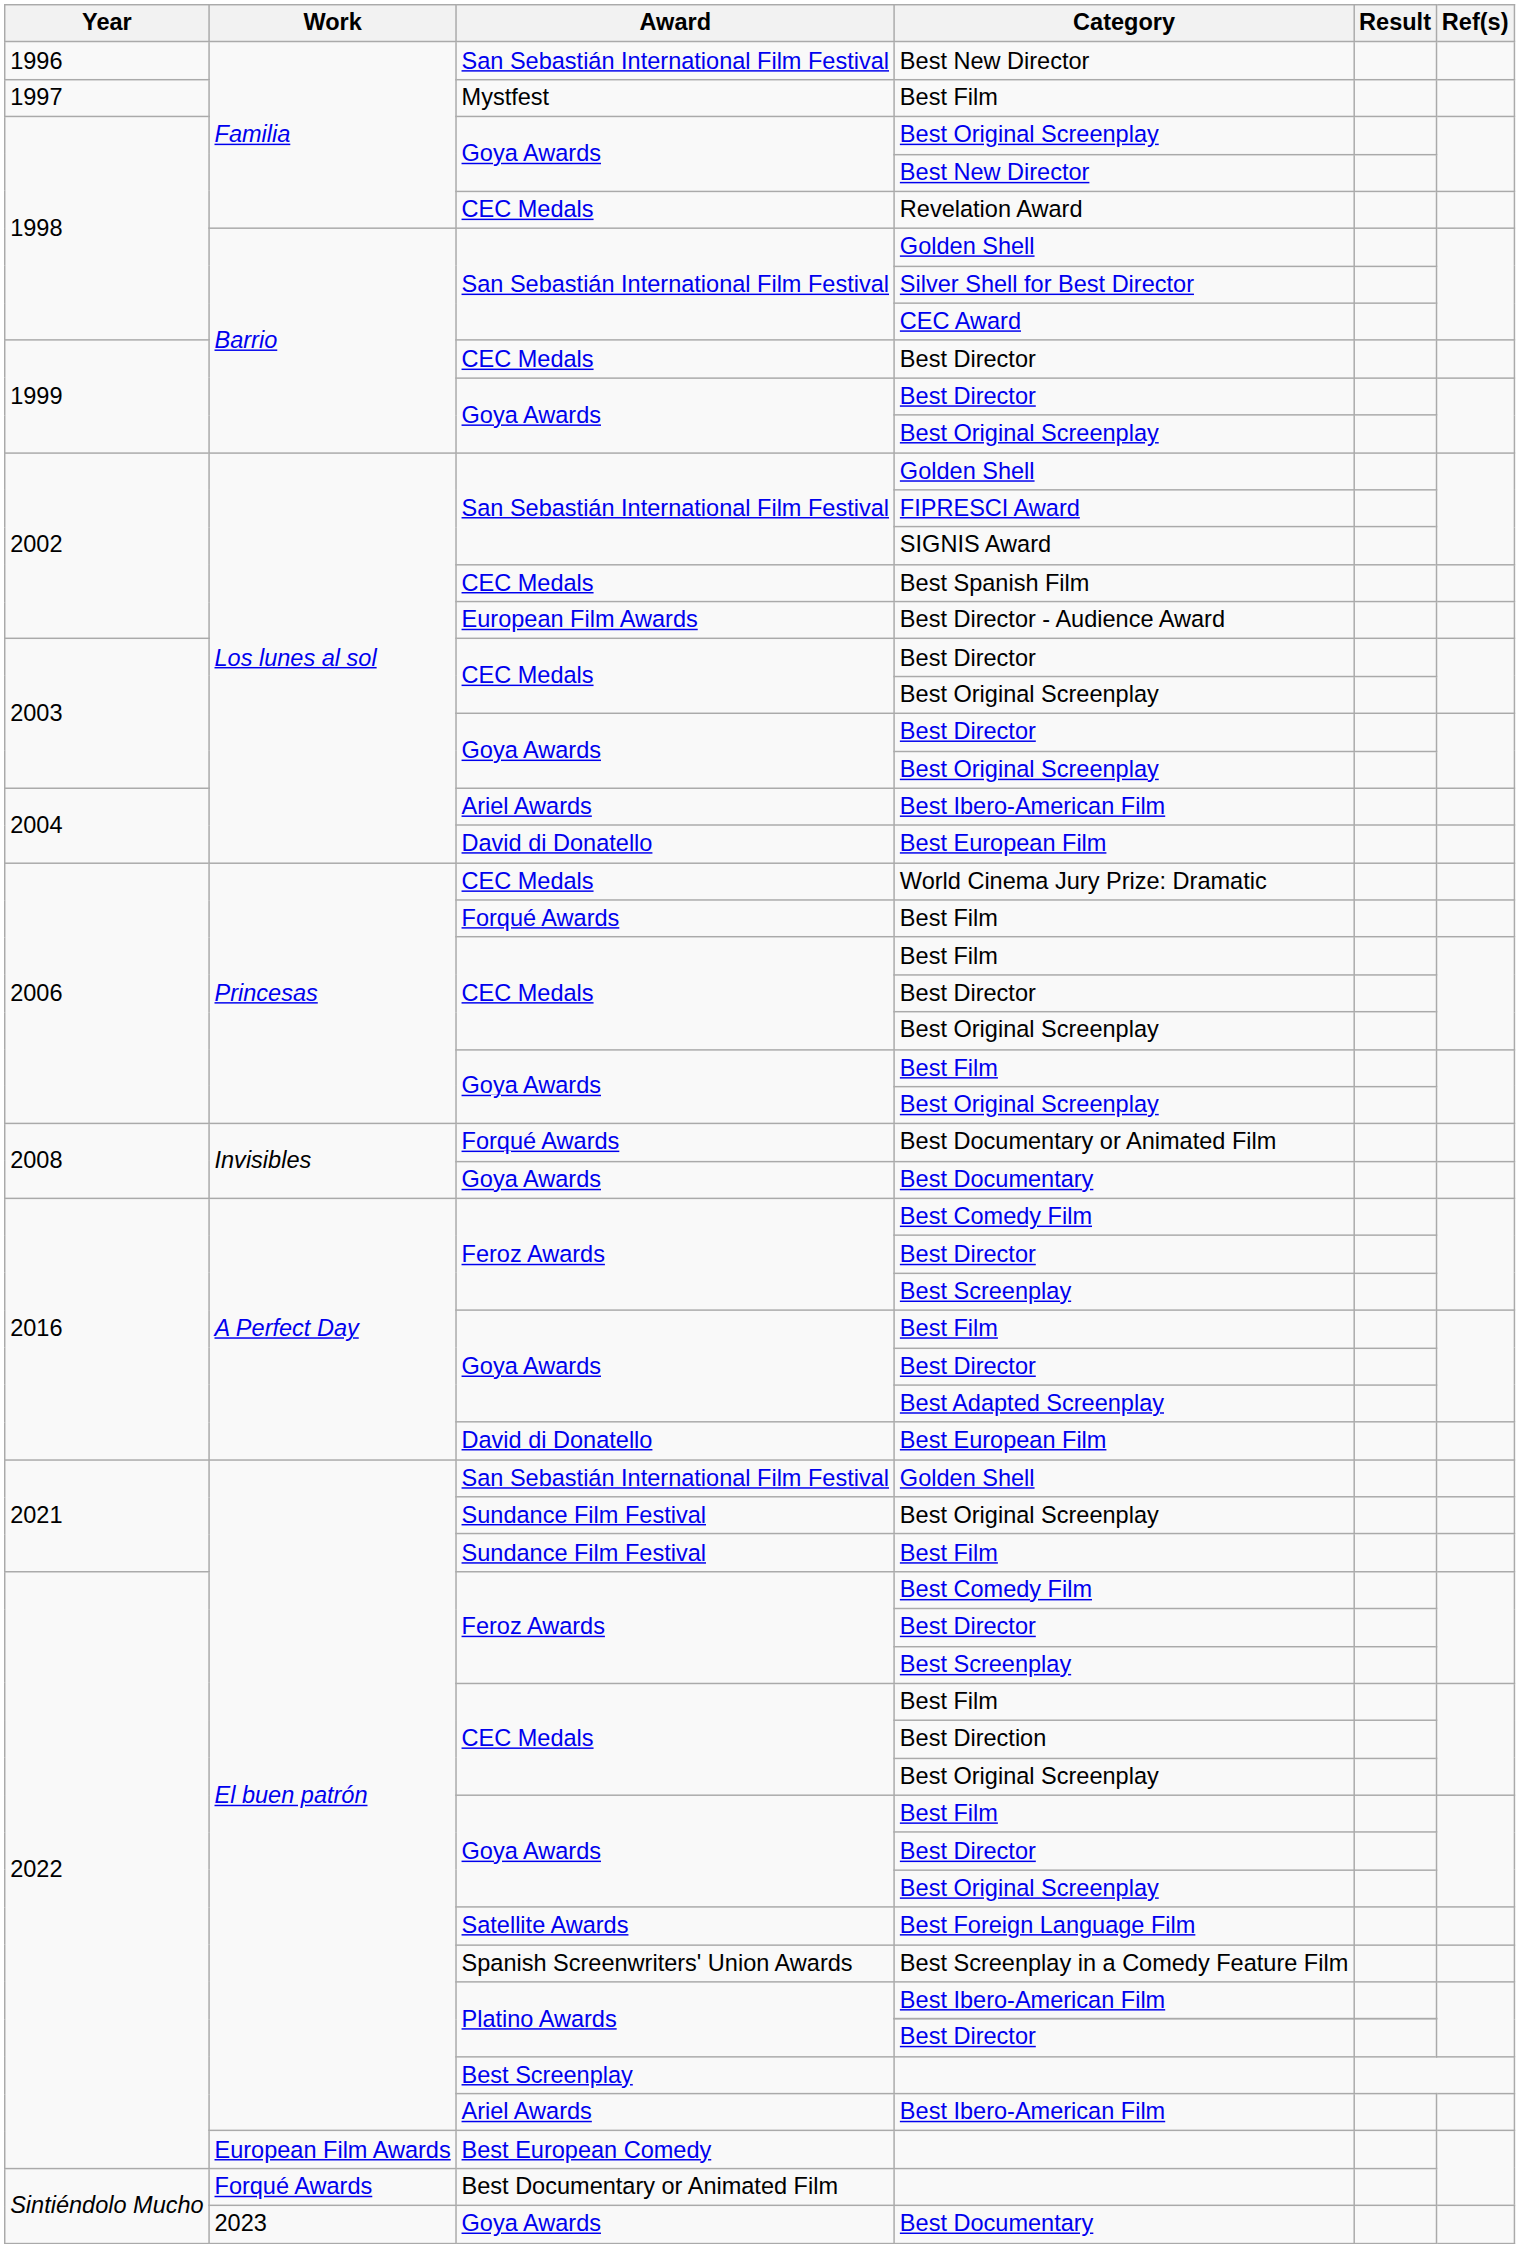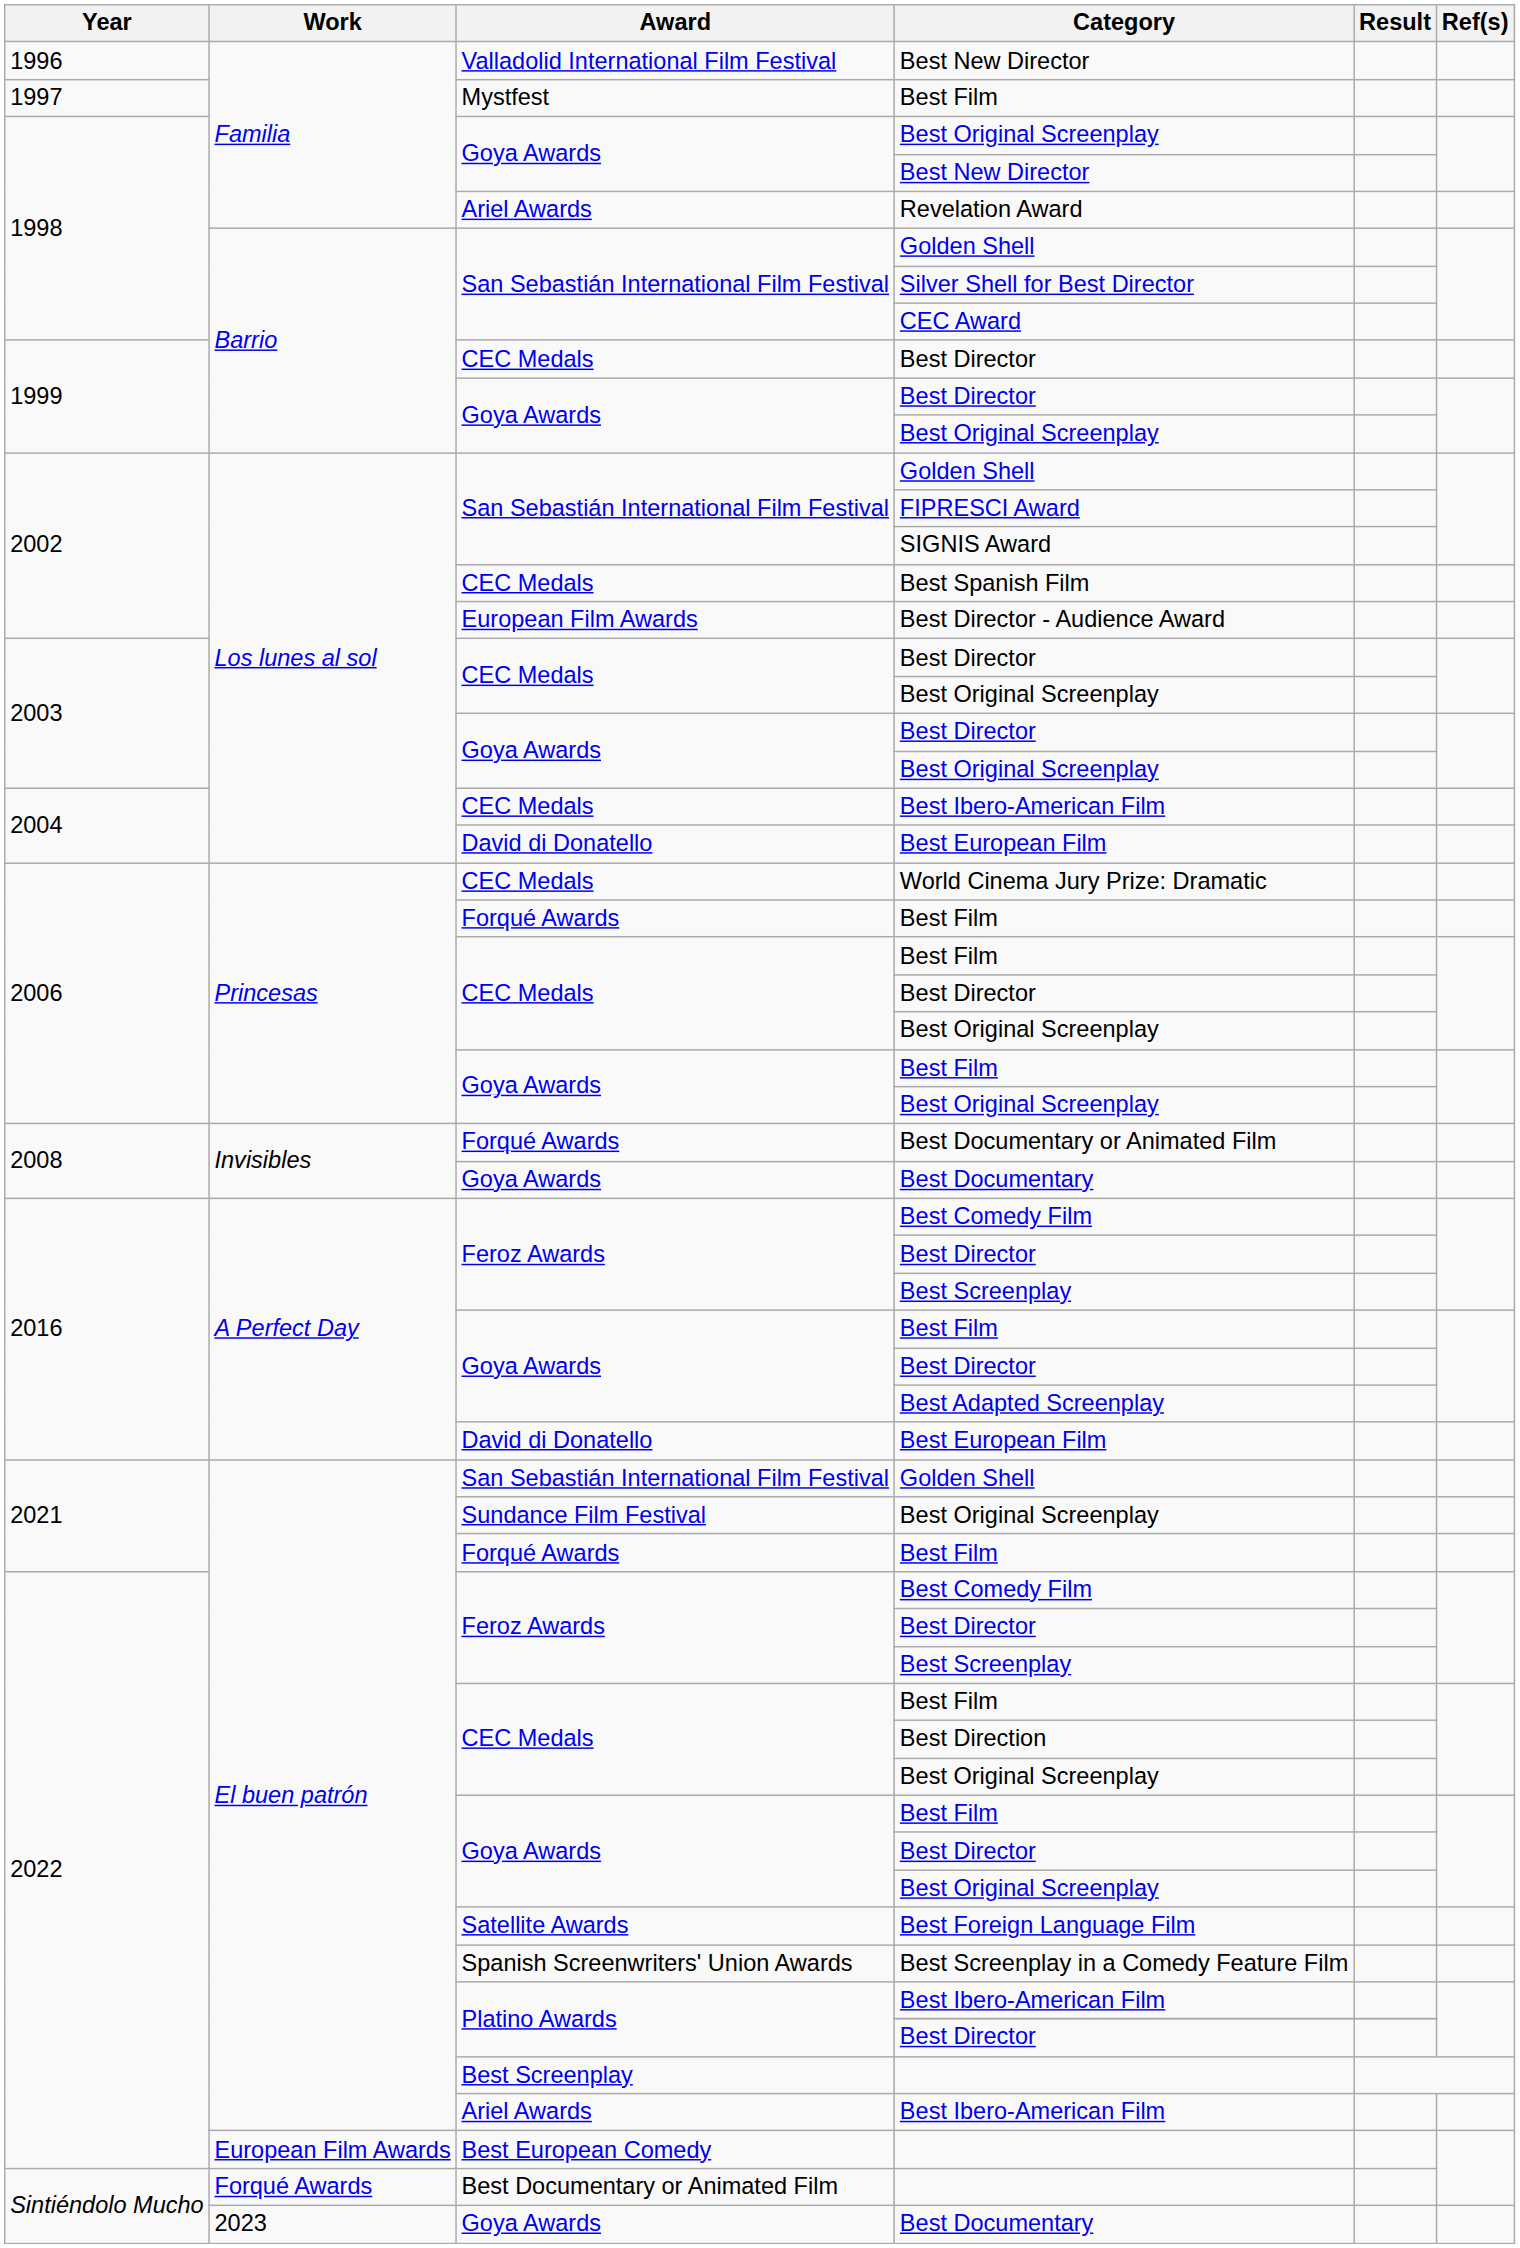(675, 60) San Sebastián International Film Festival -> (649, 60) Valladolid International Film Festival
(528, 209) CEC Medals -> (527, 209) Ariel Awards
(527, 806) Ariel Awards -> (528, 806) CEC Medals
(584, 1552) Sundance Film Festival -> (540, 1552) Forqué Awards
